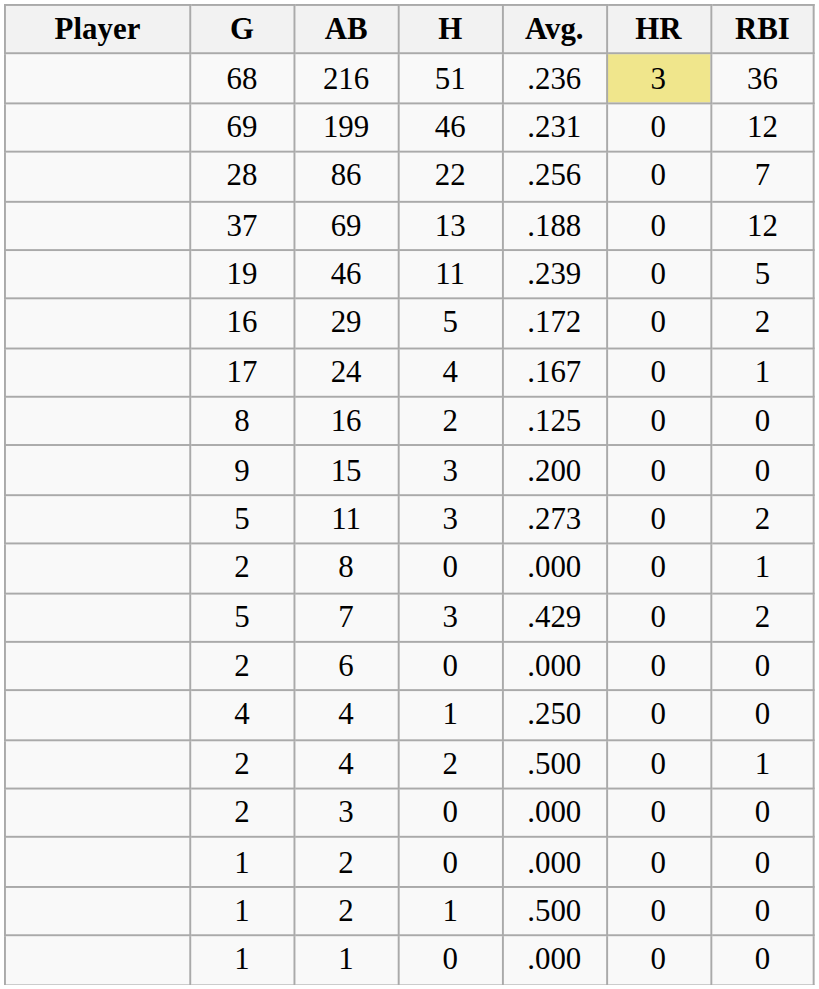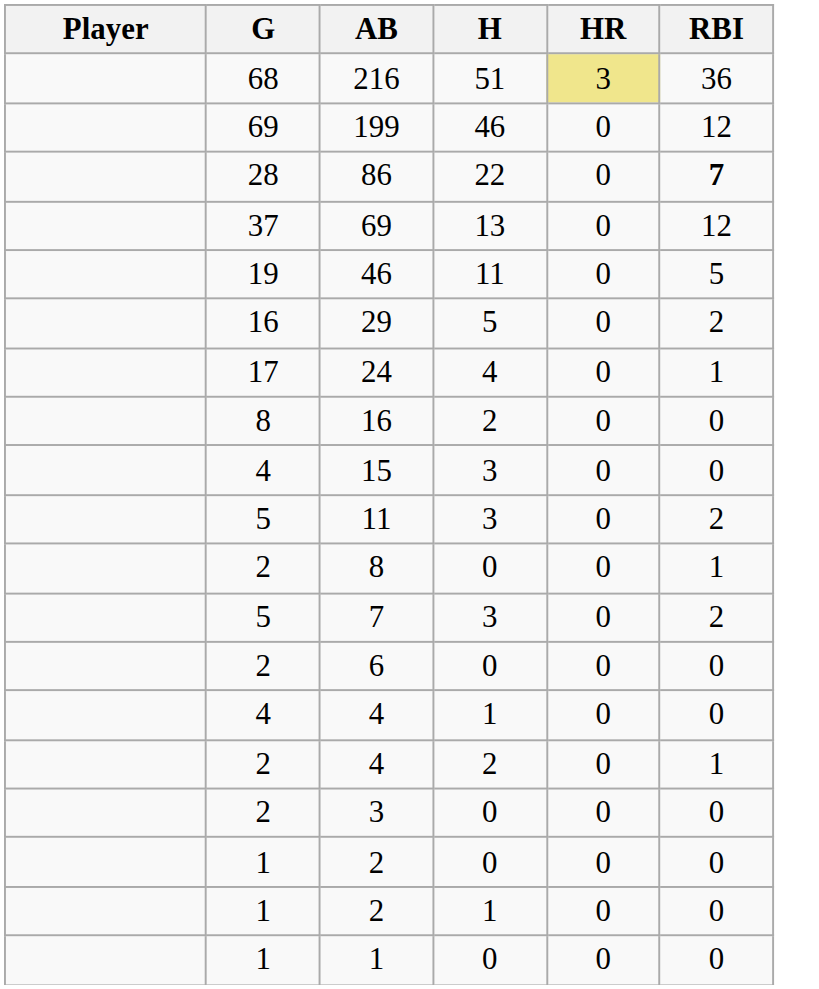- column: (554, 28)
(762, 175) normal -> (717, 175) bold
(242, 469) 9 -> (263, 469) 4
